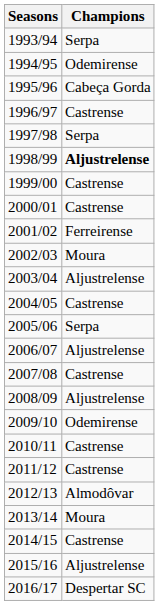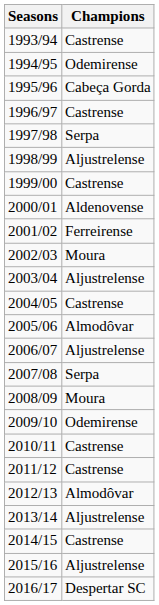(82, 40) Serpa -> (94, 40) Castrense
(107, 159) bold -> (105, 159) normal
(94, 207) Castrense -> (104, 207) Aldenovense
(82, 326) Serpa -> (99, 326) Almodôvar
(94, 374) Castrense -> (82, 374) Serpa
(105, 398) Aljustrelense -> (85, 398) Moura
(85, 517) Moura -> (105, 517) Aljustrelense
